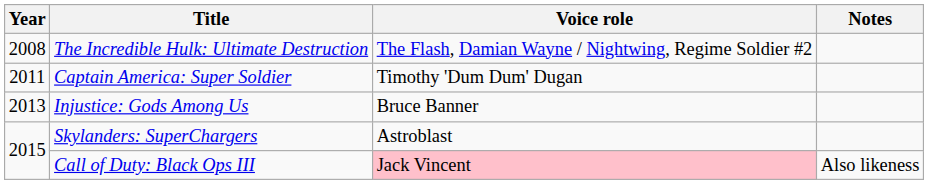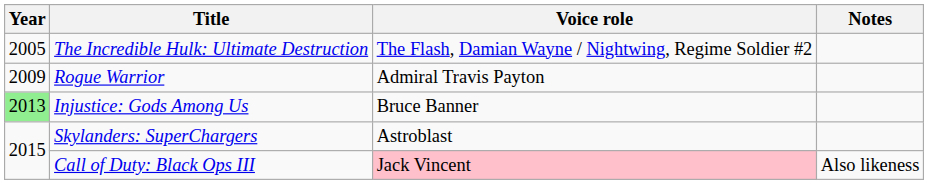(27, 48) 2008 -> (27, 48) 2005
+ row: (109, 77)
- row: (173, 77)
(27, 106) no background -> (27, 106) lightgreen background
